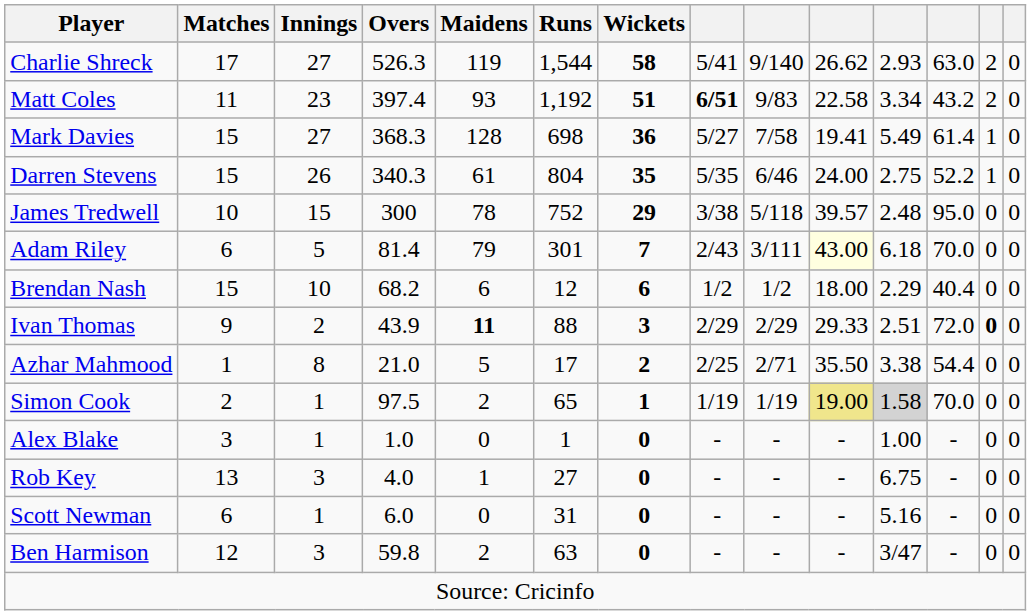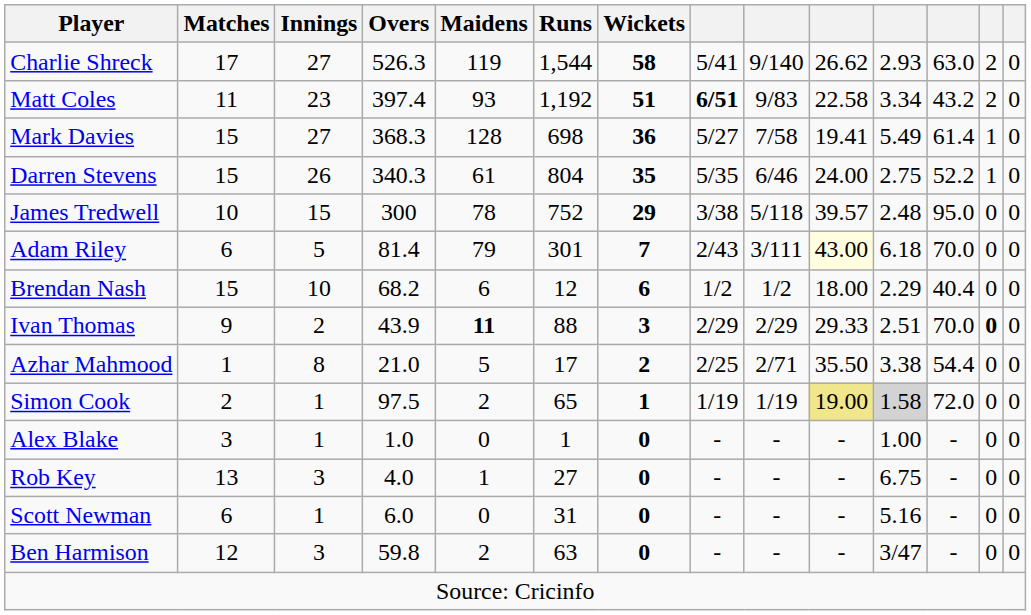(954, 325) 72.0 -> (954, 325) 70.0
(954, 401) 70.0 -> (954, 401) 72.0
